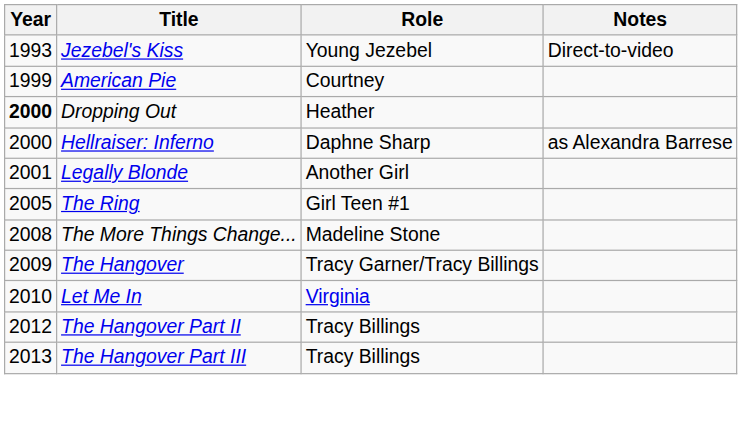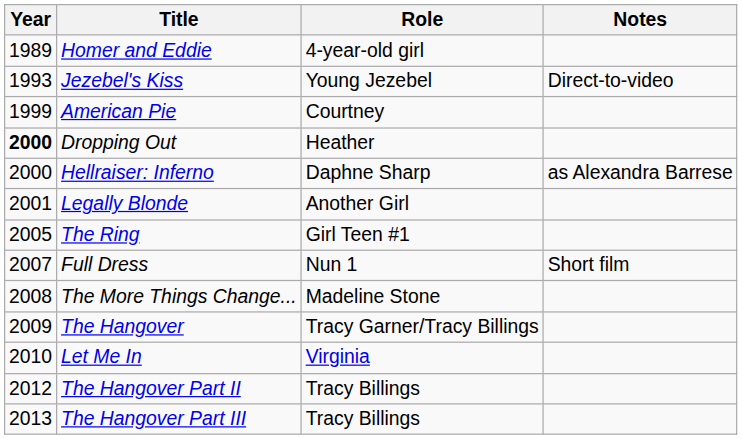+ row: (136, 50)
+ row: (105, 265)
